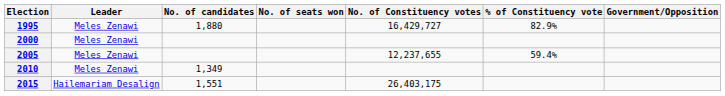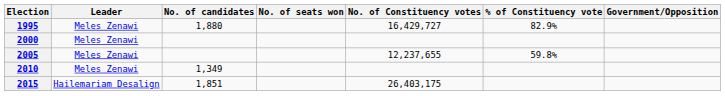(544, 55) 59.4% -> (544, 55) 59.8%
(209, 84) 1,551 -> (209, 84) 1,851
